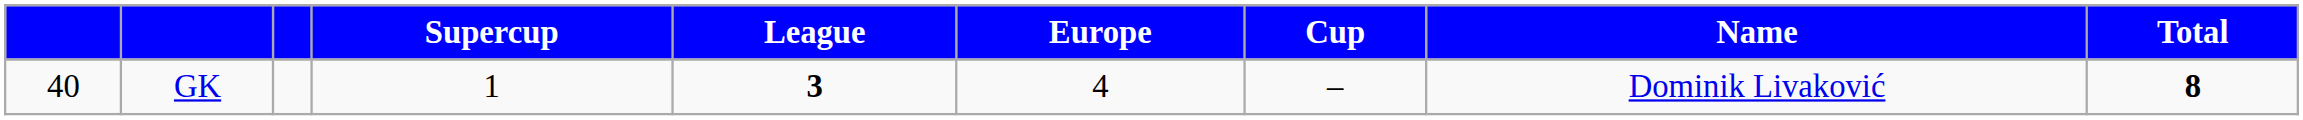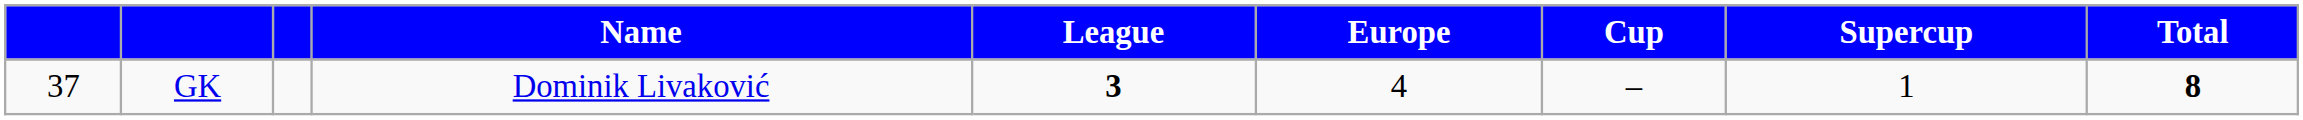columns swapped: (1757, 31) <-> (492, 31)
(63, 85) 40 -> (63, 85) 37
